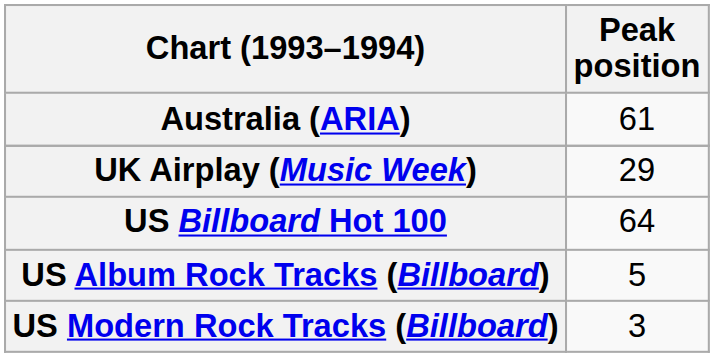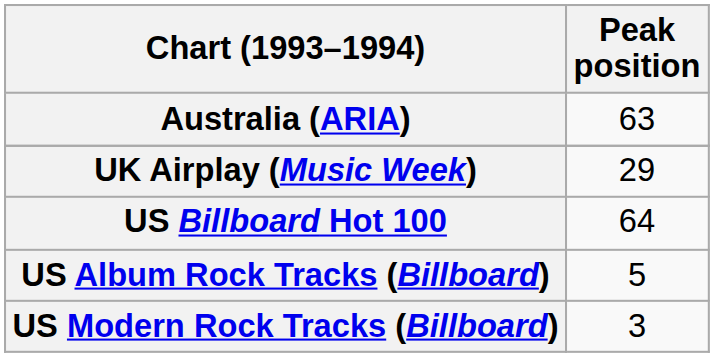(637, 118) 61 -> (637, 118) 63
